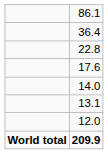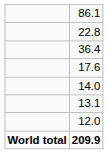rows swapped: (89, 31) <-> (89, 49)
